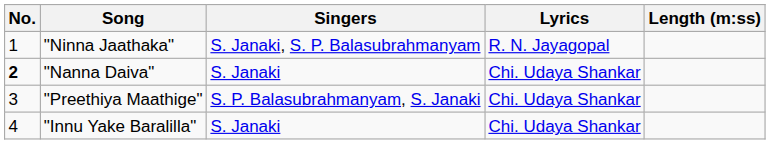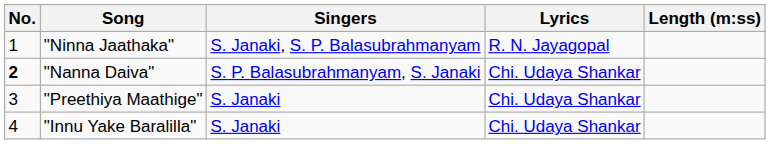(245, 72) S. Janaki -> (345, 72) S. P. Balasubrahmanyam, S. Janaki
(345, 99) S. P. Balasubrahmanyam, S. Janaki -> (245, 99) S. Janaki
